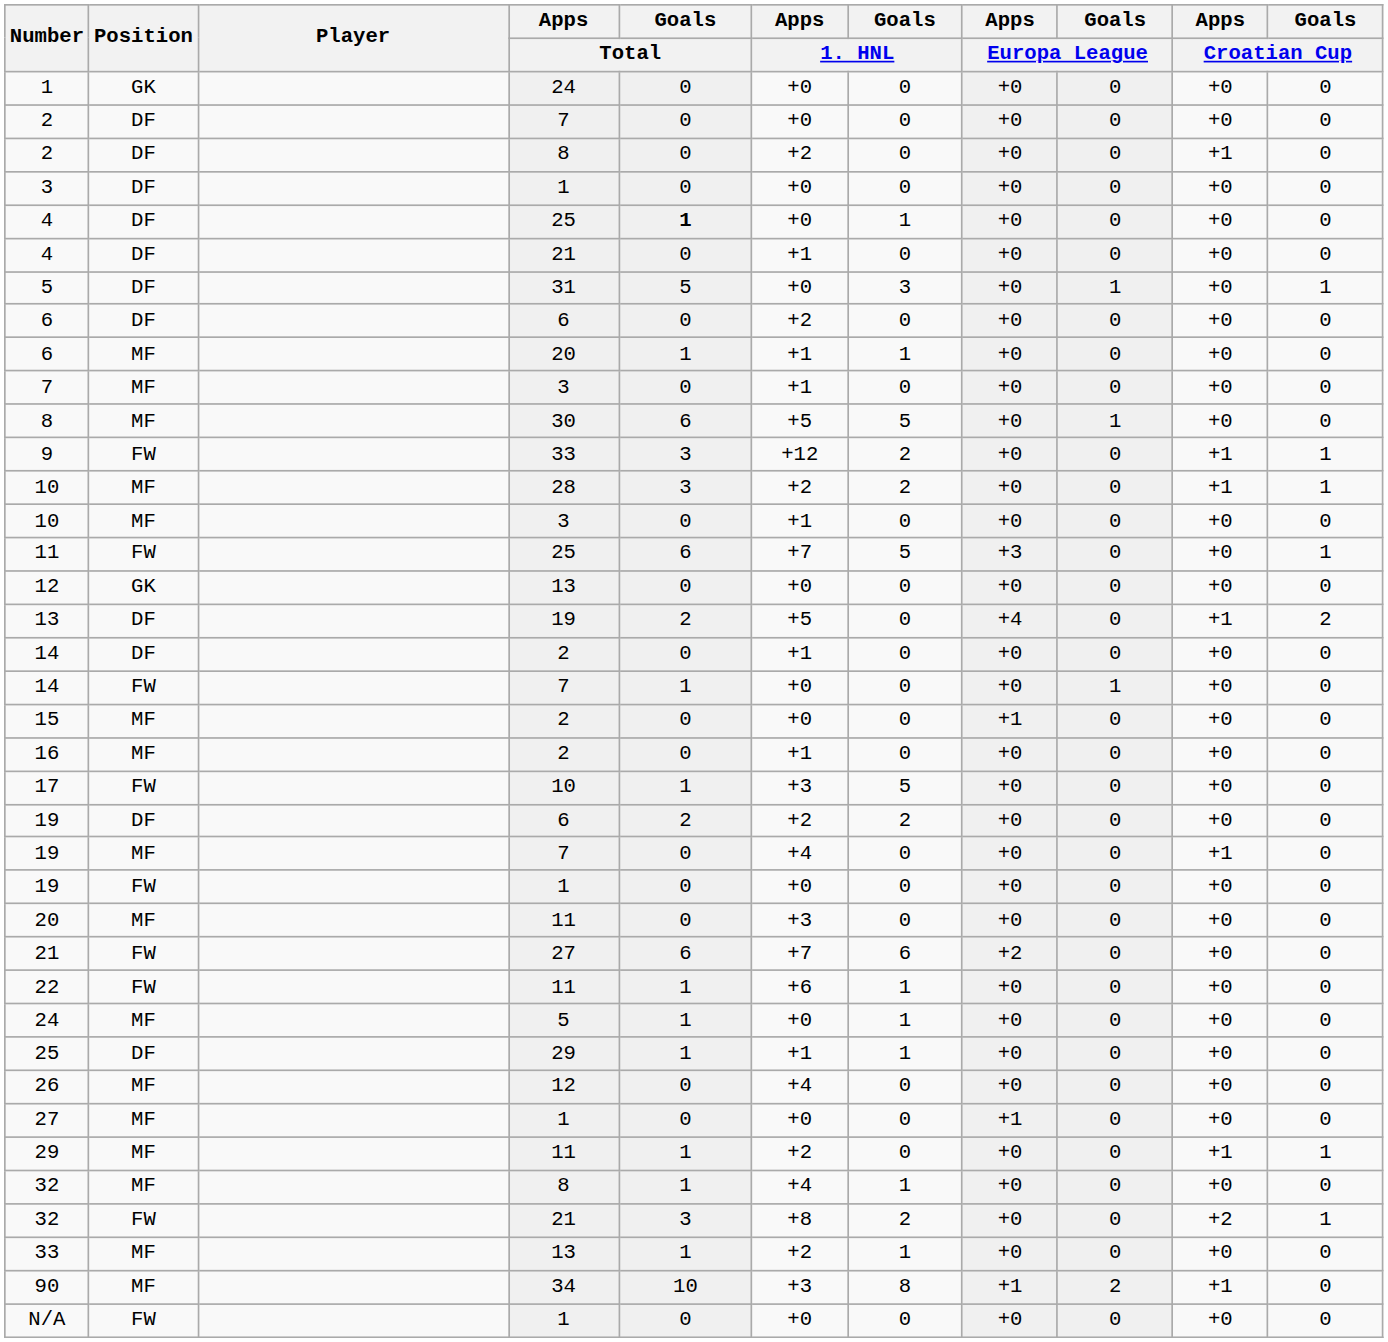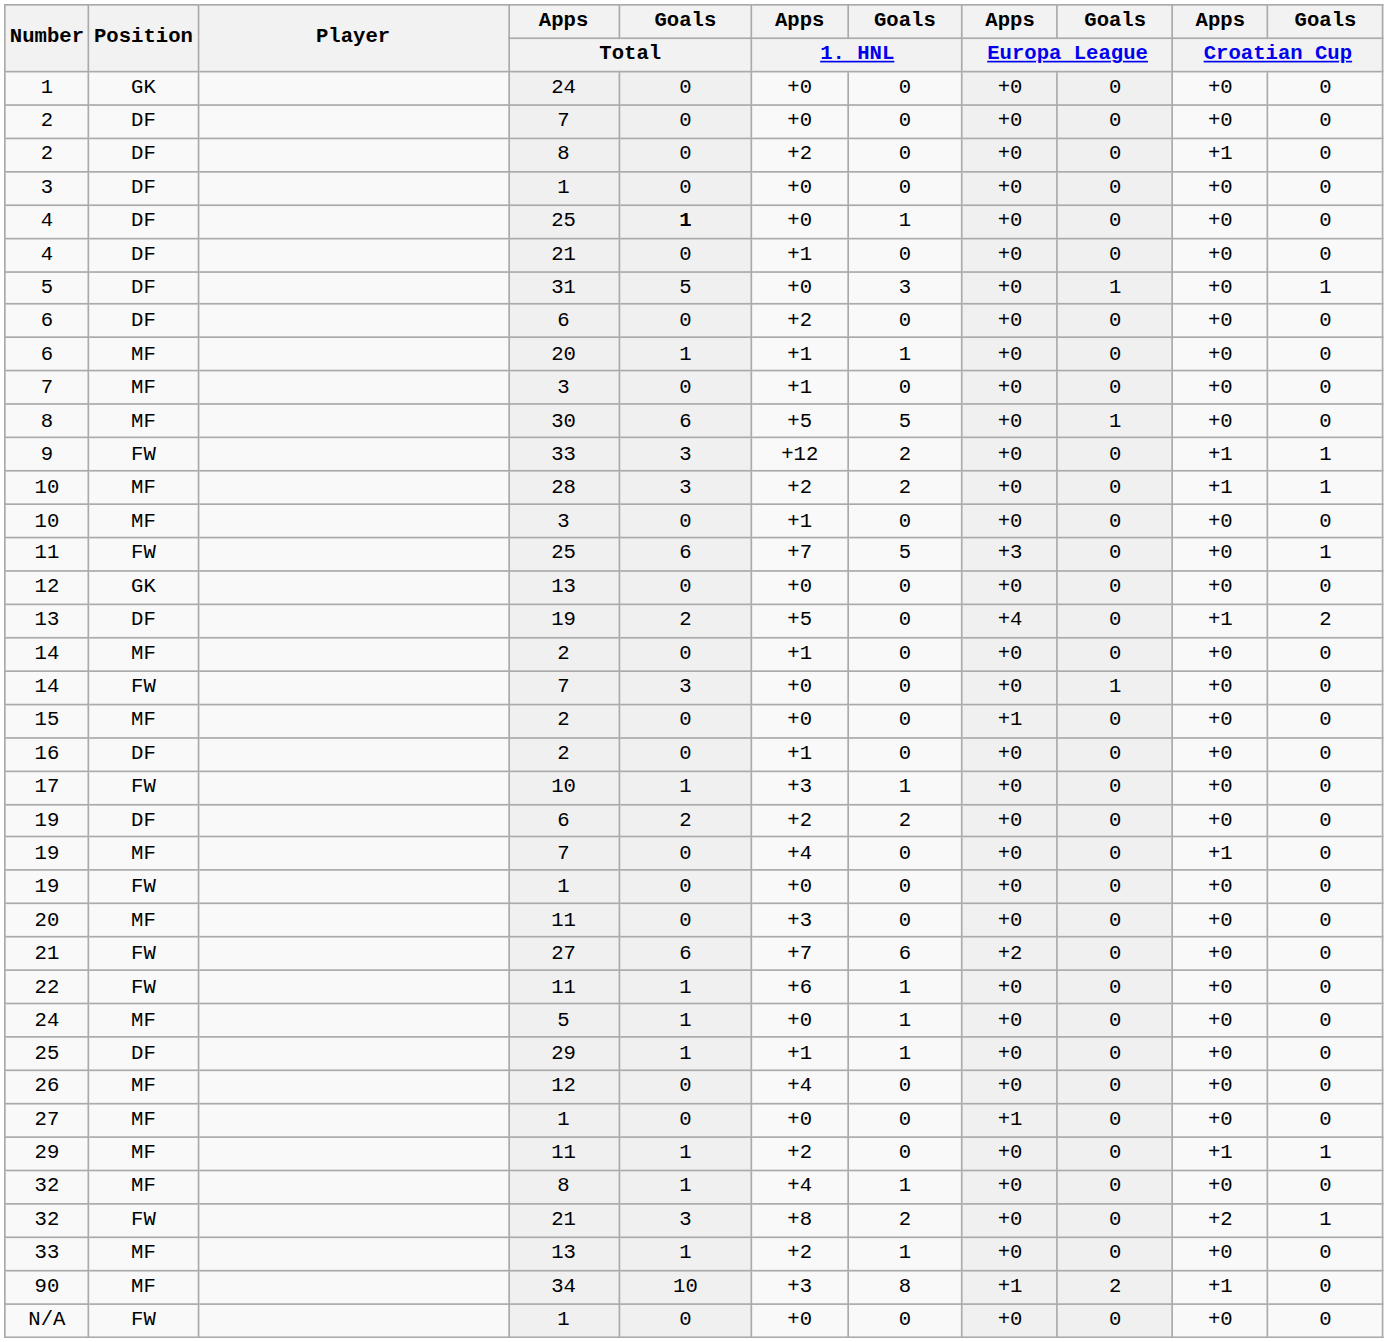(143, 654) DF -> (143, 654) MF
(685, 688) 1 -> (685, 688) 3
(143, 754) MF -> (143, 754) DF
(905, 788) 5 -> (905, 788) 1
